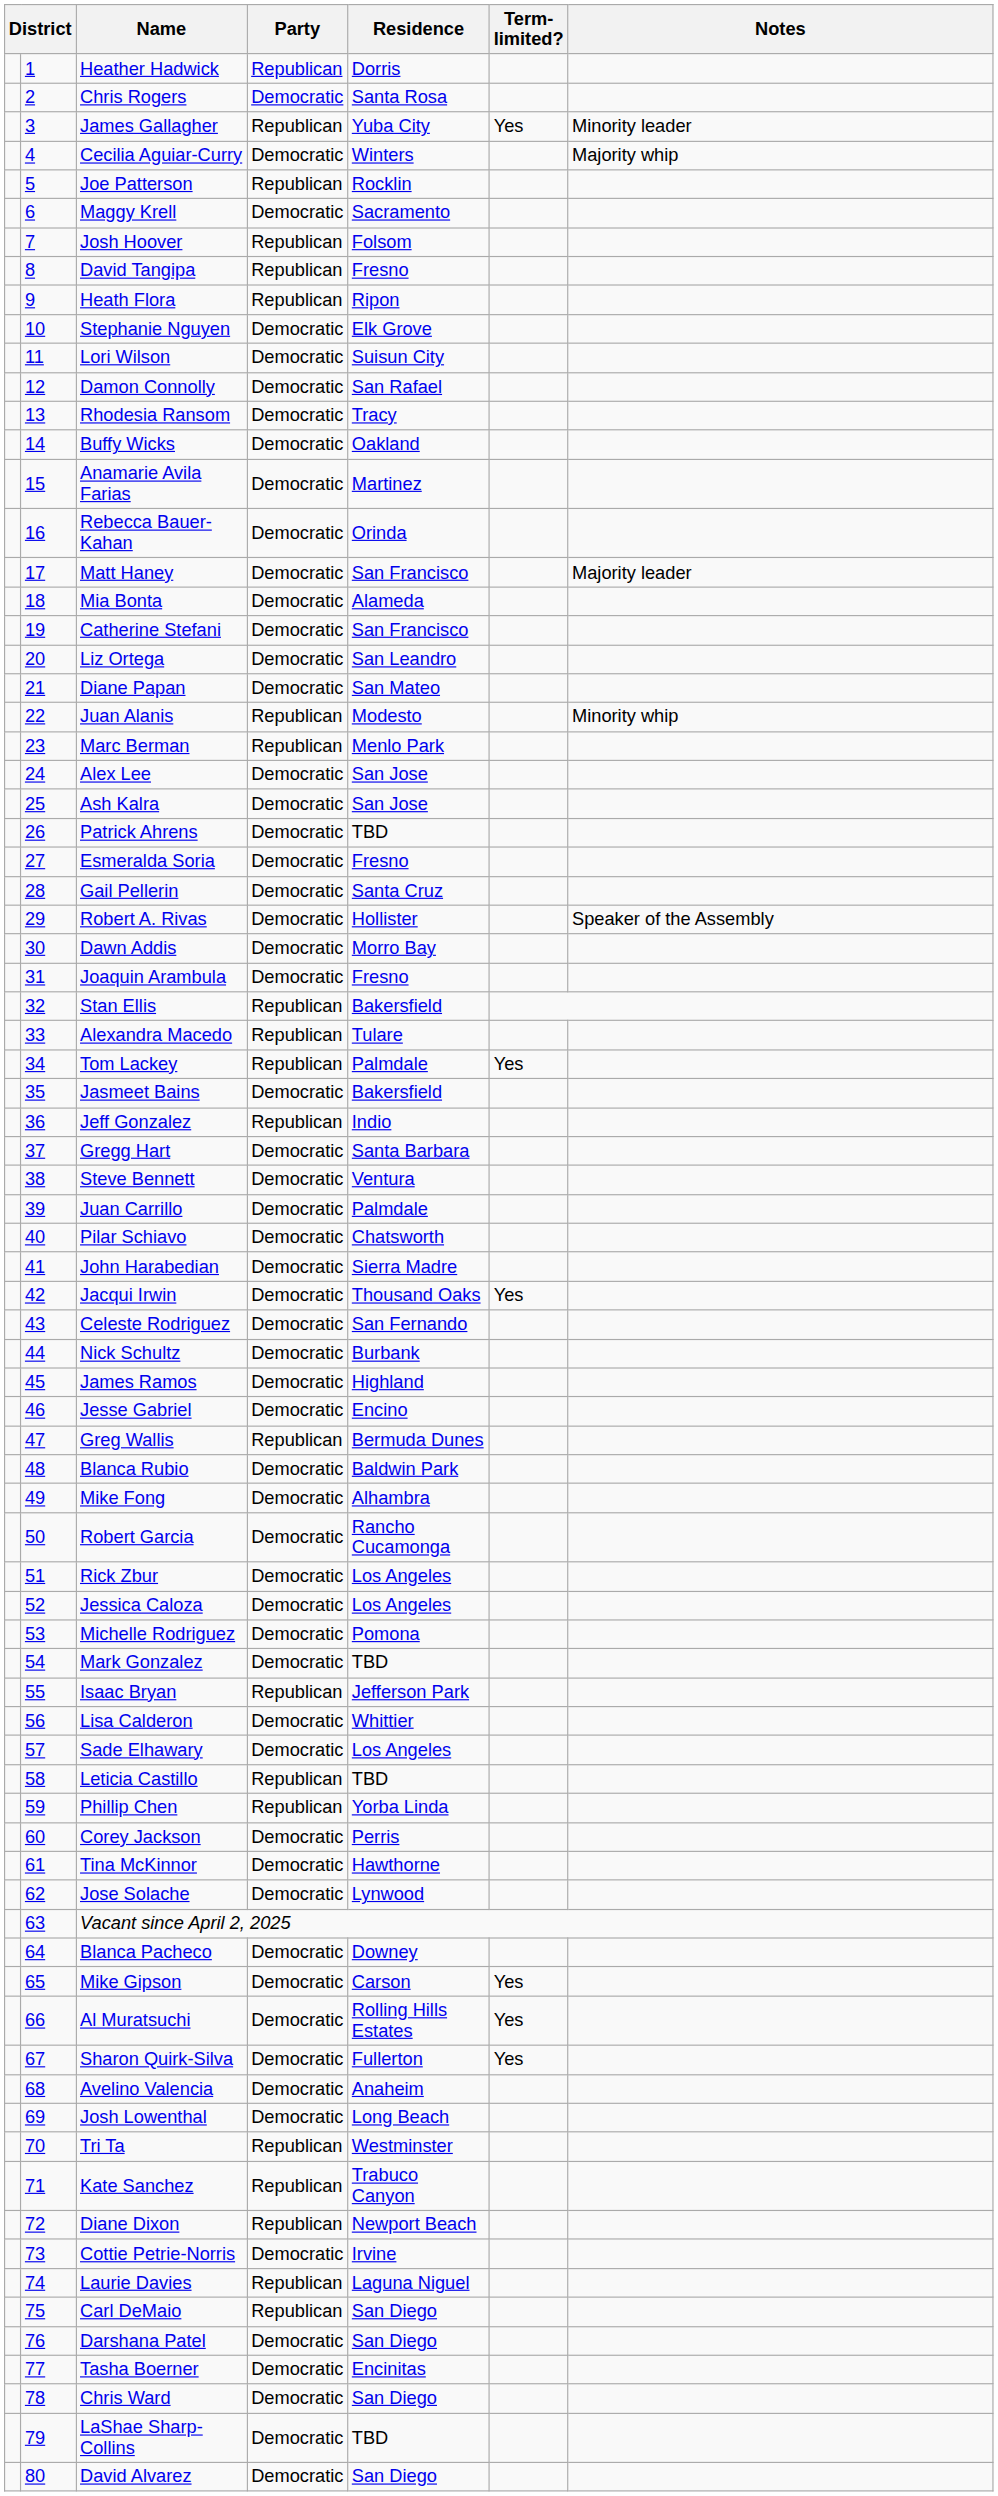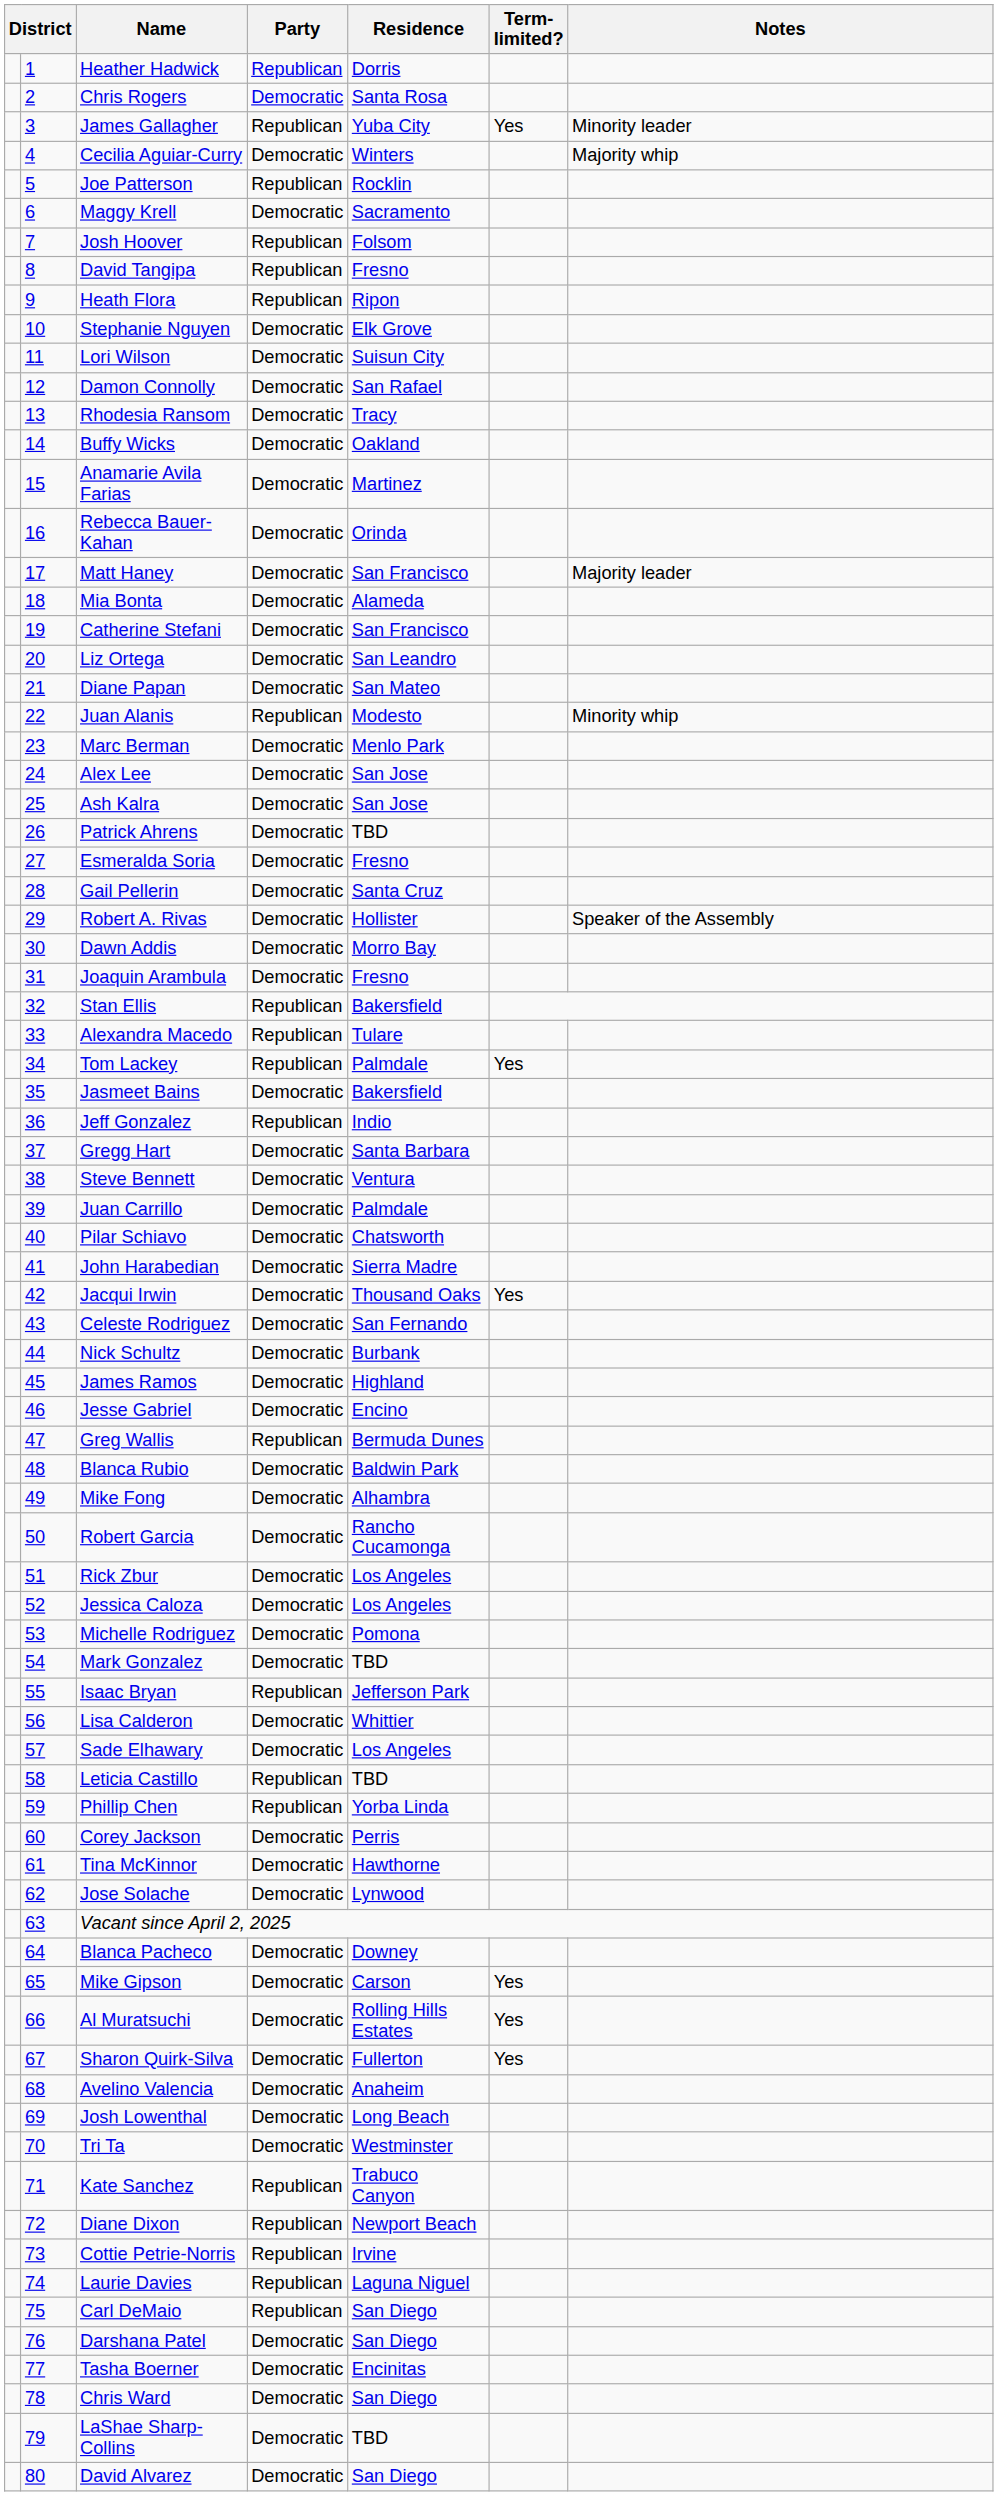(297, 745) Republican -> (297, 745) Democratic
(297, 2146) Republican -> (297, 2146) Democratic
(297, 2253) Democratic -> (297, 2253) Republican
